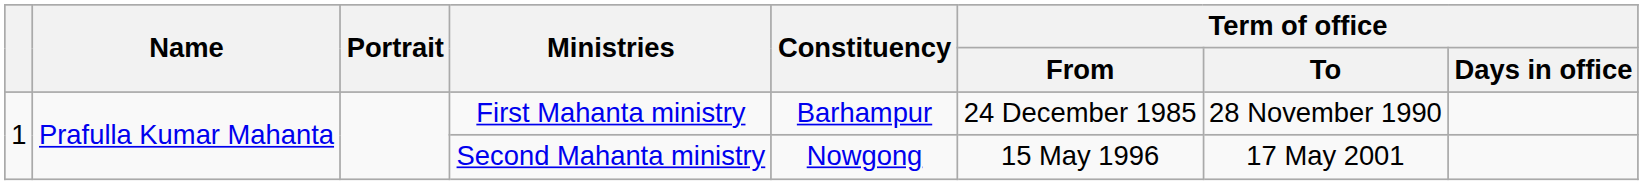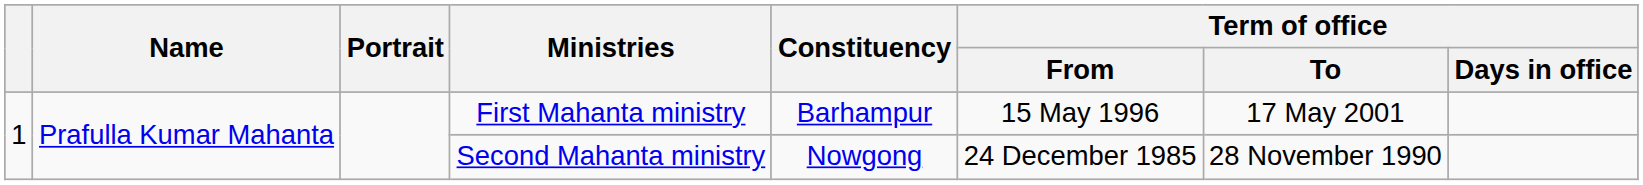(1080, 112) 24 December 1985 -> (1080, 112) 15 May 1996
(1325, 112) 28 November 1990 -> (1325, 112) 17 May 2001
(1080, 156) 15 May 1996 -> (1080, 156) 24 December 1985
(1325, 156) 17 May 2001 -> (1325, 156) 28 November 1990
